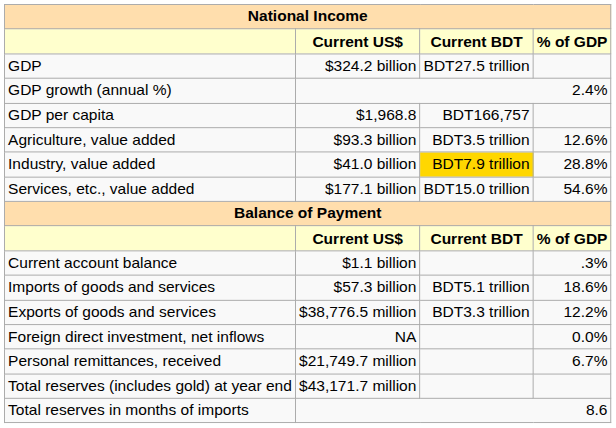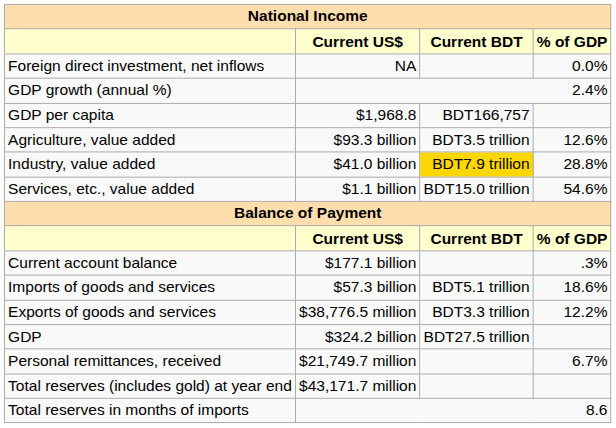rows swapped: (25, 66) <-> (136, 336)
(371, 189) $177.1 billion -> (379, 189) $1.1 billion
(379, 262) $1.1 billion -> (371, 262) $177.1 billion
